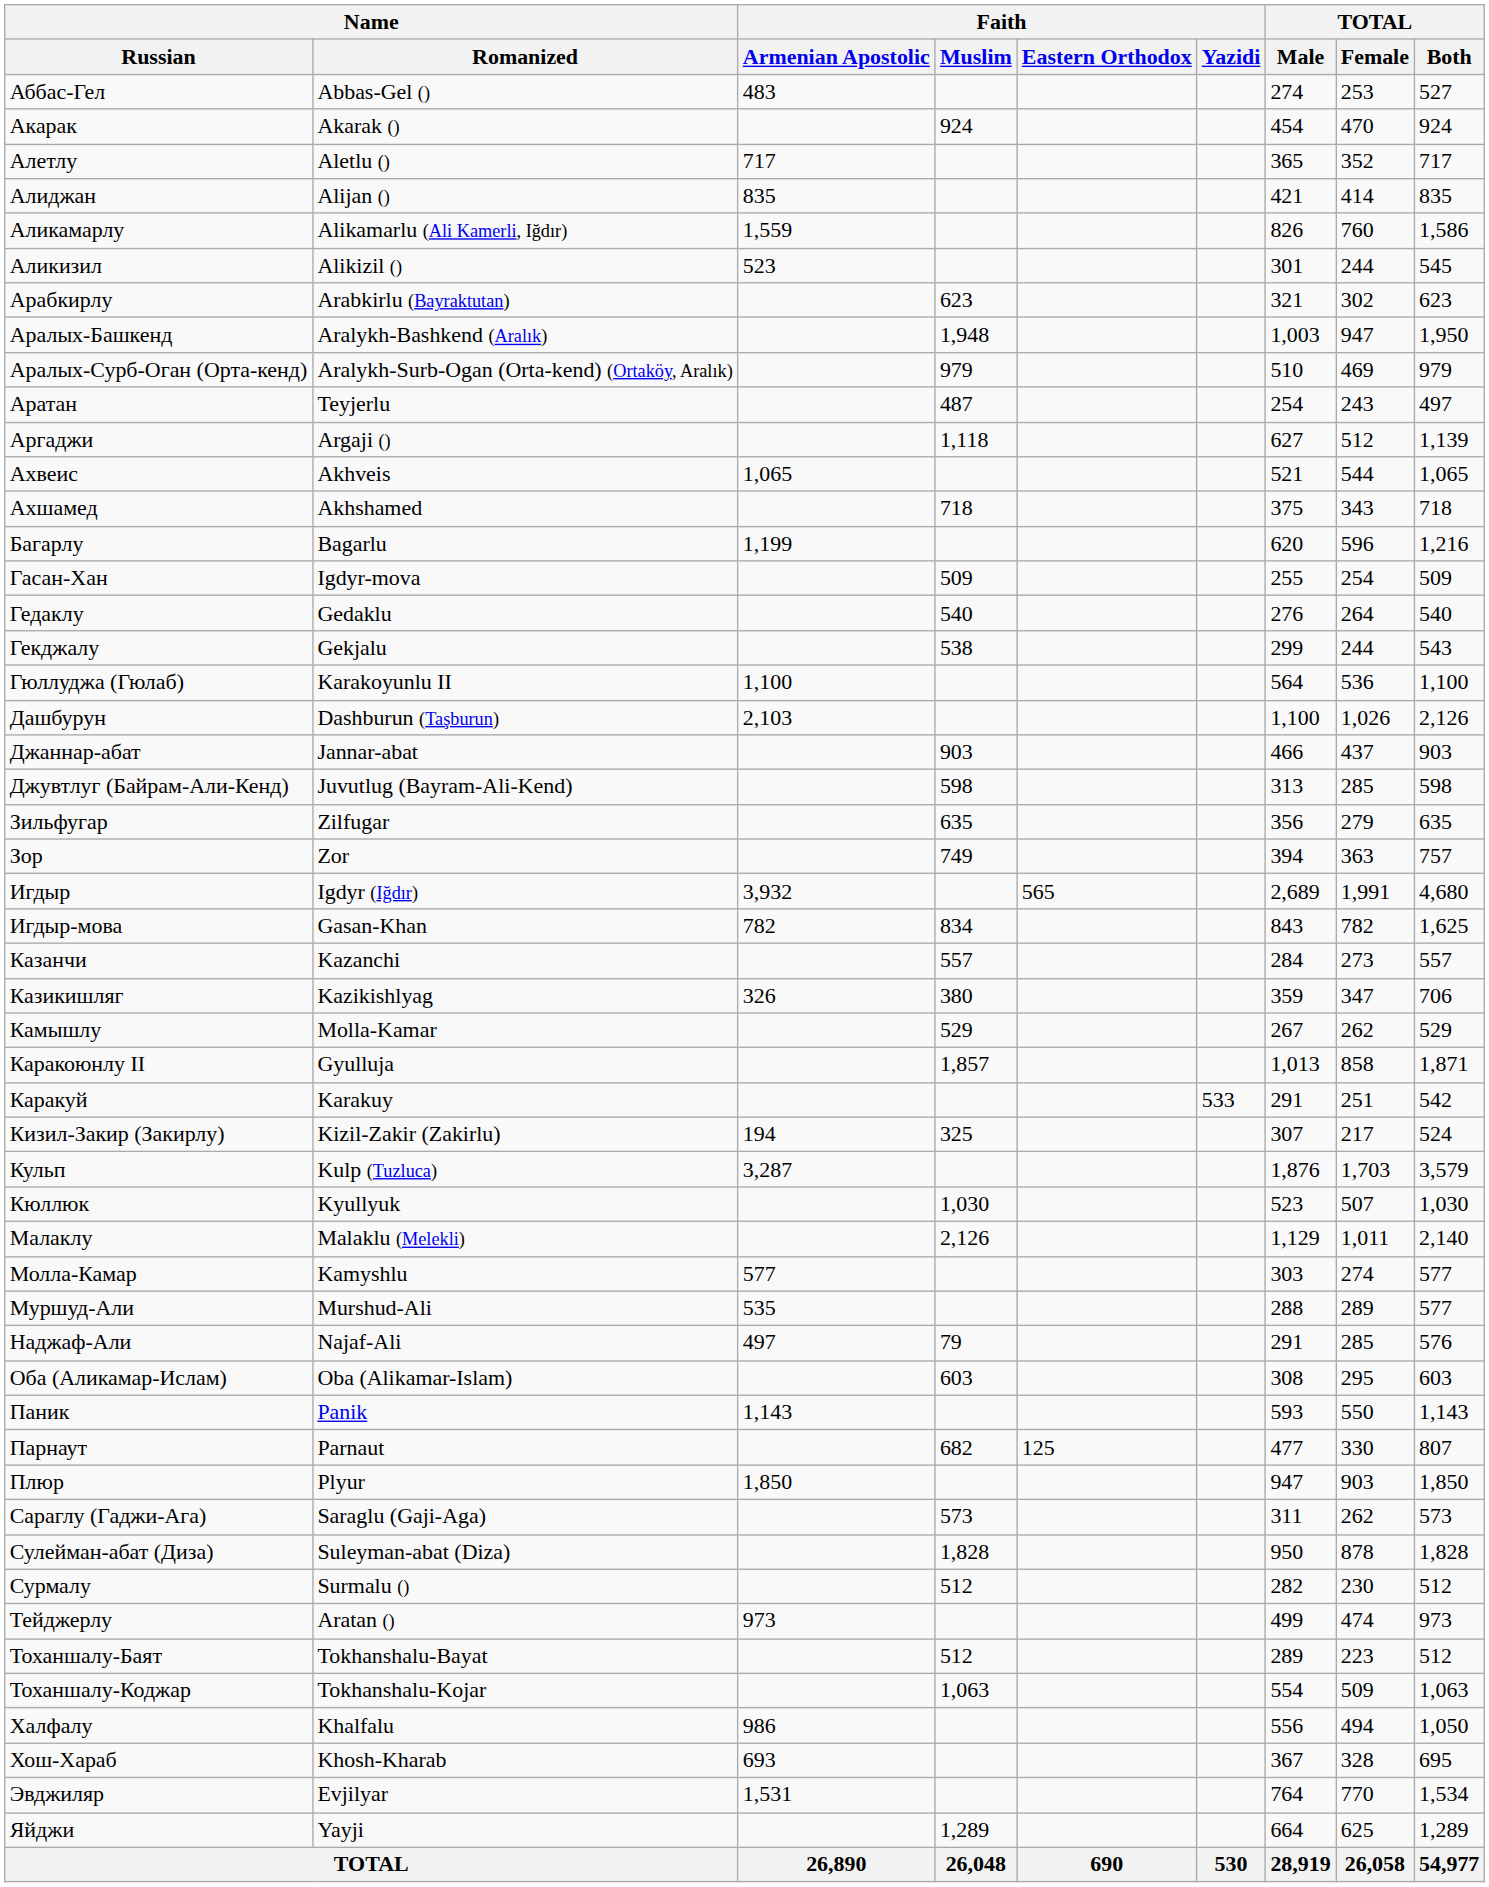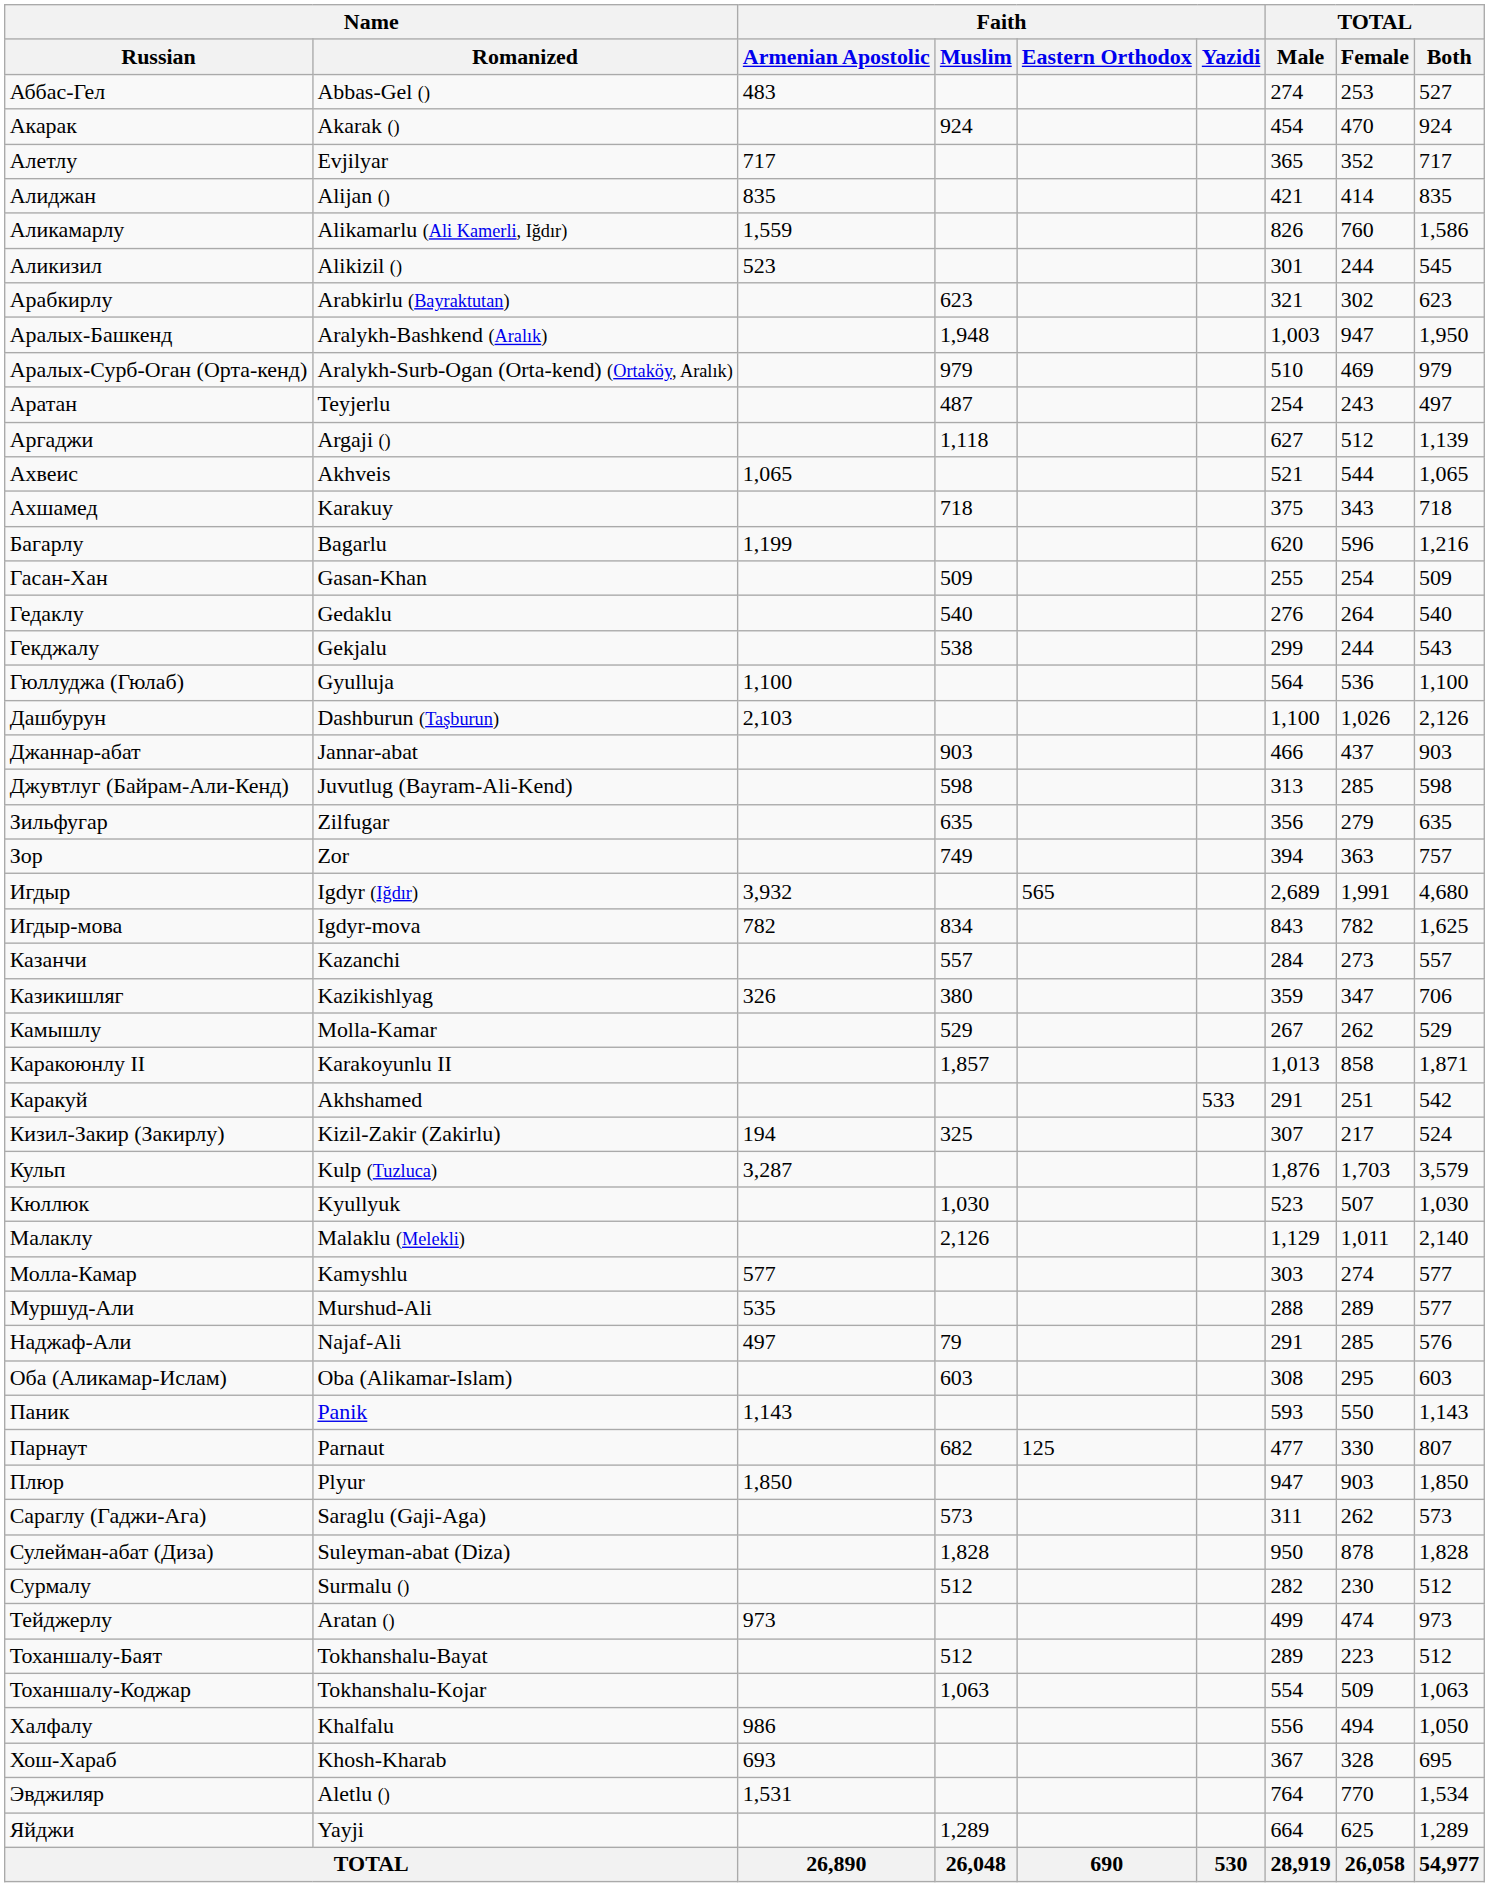(354, 160) Aletlu () -> (353, 160) Evjilyar
(370, 508) Akhshamed -> (355, 508) Karakuy
(369, 578) Igdyr-mova -> (372, 578) Gasan-Khan
(385, 682) Karakoyunlu II -> (356, 682) Gyulluja
(372, 925) Gasan-Khan -> (369, 925) Igdyr-mova
(356, 1064) Gyulluja -> (385, 1064) Karakoyunlu II
(355, 1099) Karakuy -> (370, 1099) Akhshamed
(353, 1794) Evjilyar -> (354, 1794) Aletlu ()
